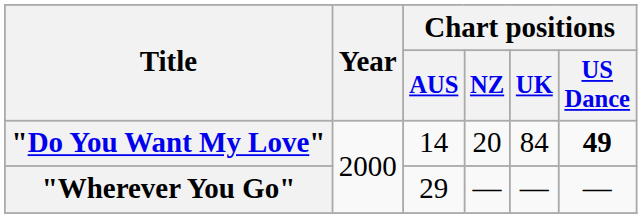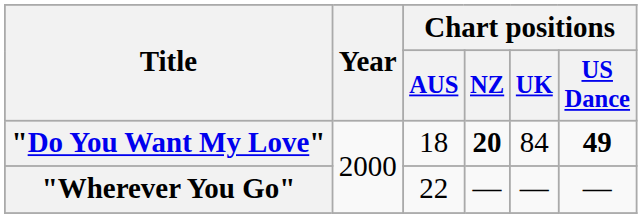(434, 142) 14 -> (434, 142) 18
(487, 142) normal -> (487, 142) bold
(434, 188) 29 -> (434, 188) 22
